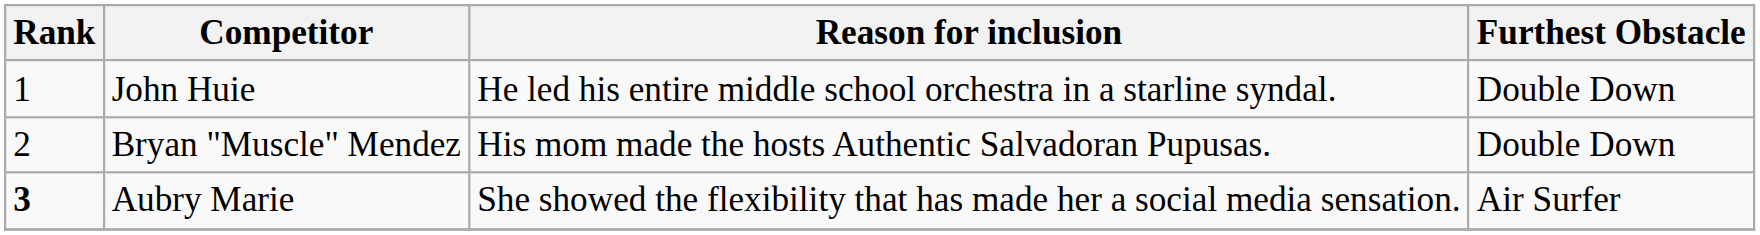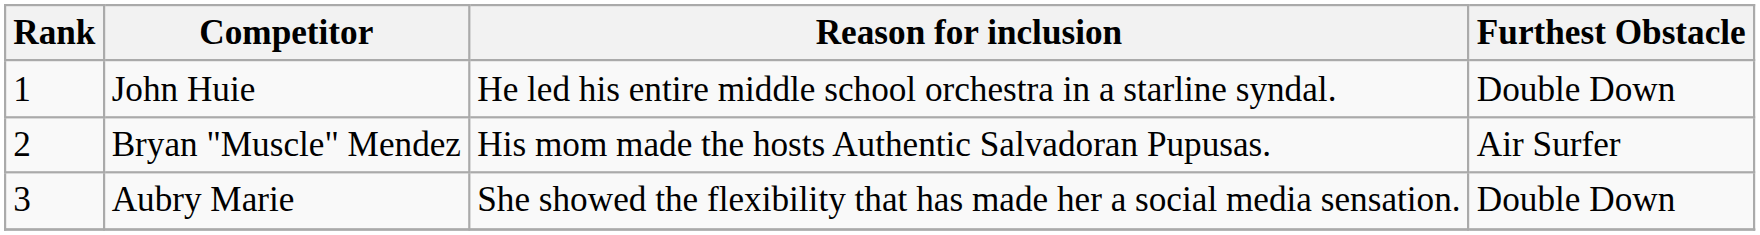(1576, 144) Double Down -> (1549, 144) Air Surfer
(22, 199) bold -> (22, 199) normal
(1549, 199) Air Surfer -> (1576, 199) Double Down
